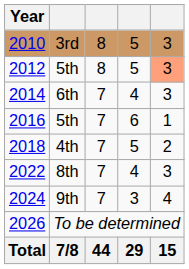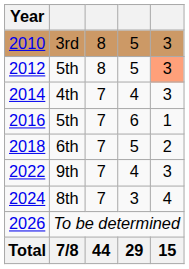(67, 95) 6th -> (67, 95) 4th
(67, 146) 4th -> (67, 146) 6th
(67, 172) 8th -> (67, 172) 9th
(67, 198) 9th -> (67, 198) 8th
